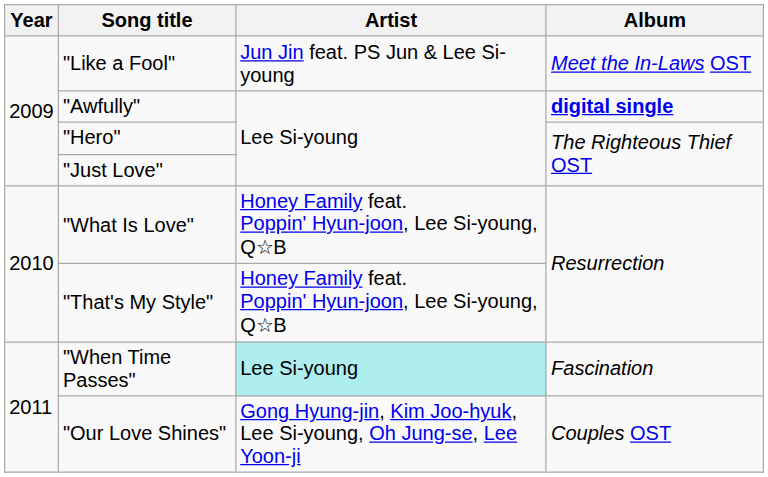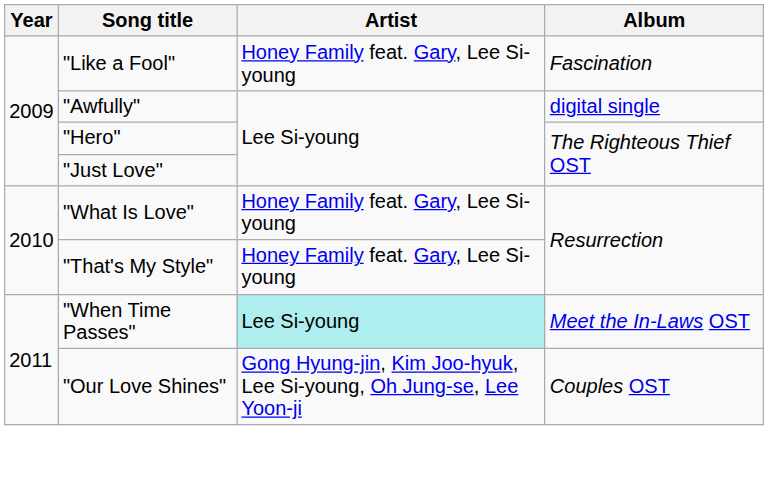(373, 63) Jun Jin feat. PS Jun & Lee Si-young -> (386, 63) Honey Family feat. Gary, Lee Si-young
(651, 63) Meet the In-Laws OST -> (601, 63) Fascination
(612, 106) bold -> (605, 106) normal
(389, 224) Honey Family feat. Poppin' Hyun-joon, Lee Si-young, Q☆B -> (386, 212) Honey Family feat. Gary, Lee Si-young
(389, 302) Honey Family feat. Poppin' Hyun-joon, Lee Si-young, Q☆B -> (386, 266) Honey Family feat. Gary, Lee Si-young
(602, 368) Fascination -> (650, 321) Meet the In-Laws OST
